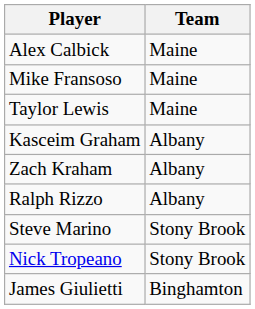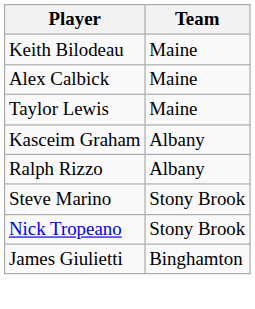+ row: (66, 49)
- row: (65, 79)
- row: (61, 169)
